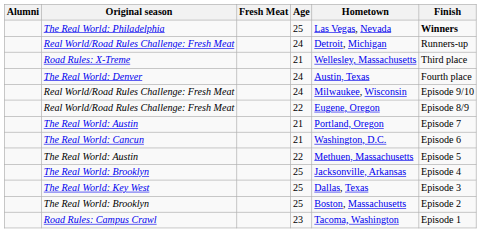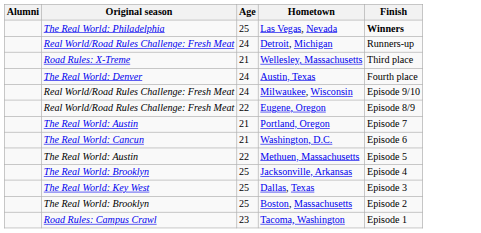- column: (264, 12)
